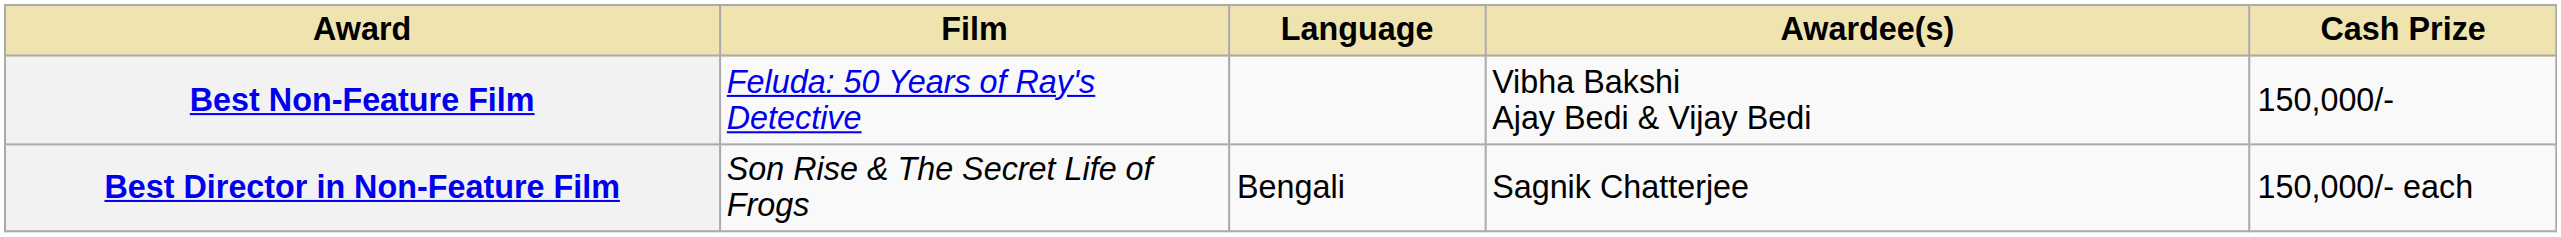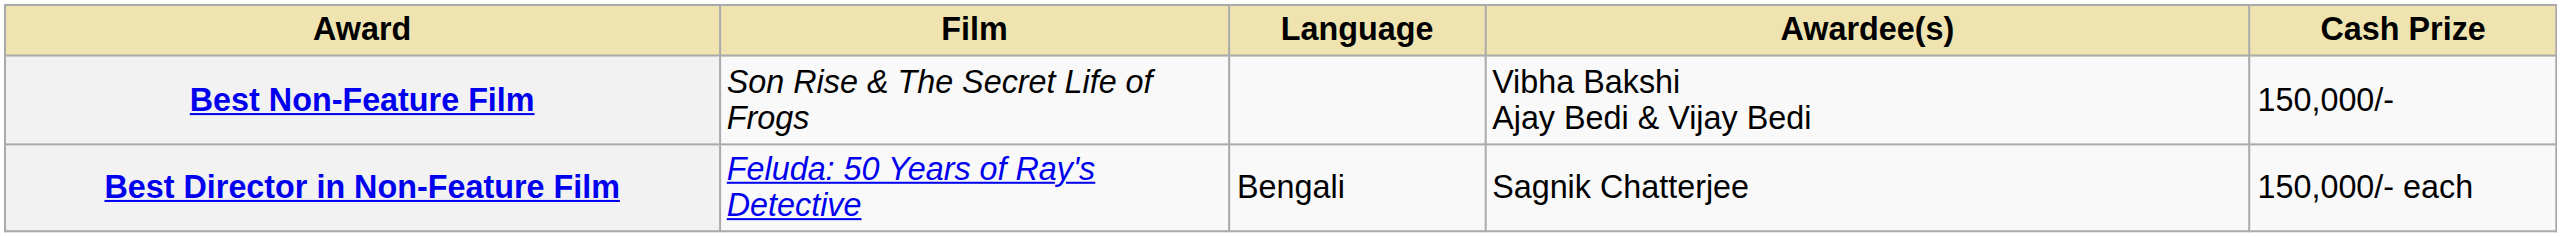(911, 99) Feluda: 50 Years of Ray's Detective -> (940, 99) Son Rise & The Secret Life of Frogs
(940, 187) Son Rise & The Secret Life of Frogs -> (911, 187) Feluda: 50 Years of Ray's Detective
